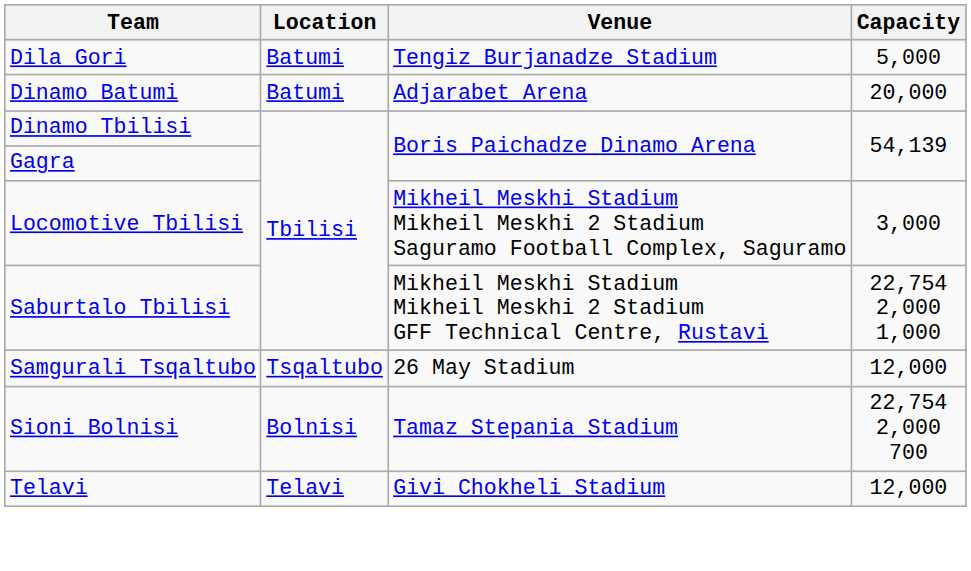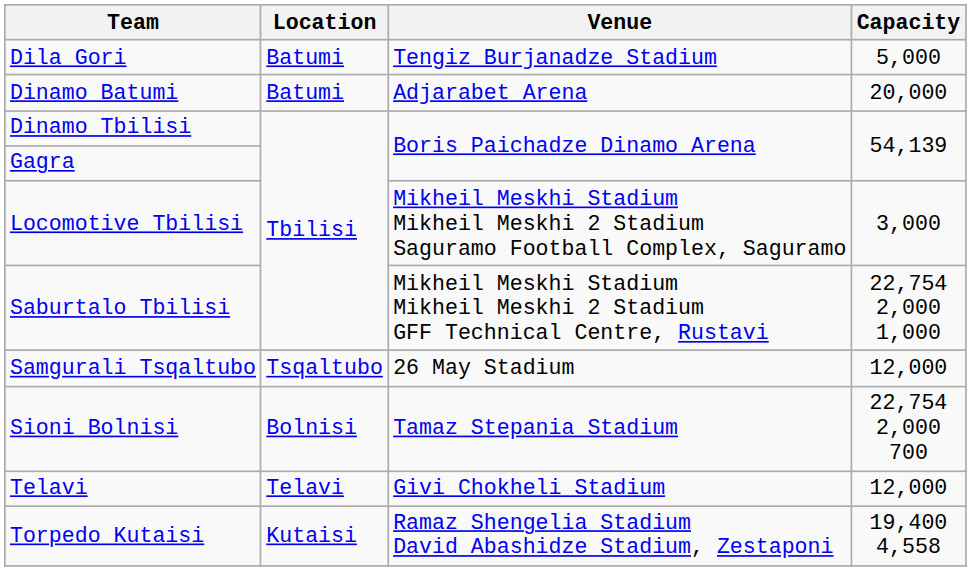+ row: (107, 536)
